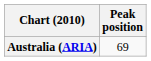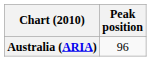(123, 46) 69 -> (123, 46) 96
